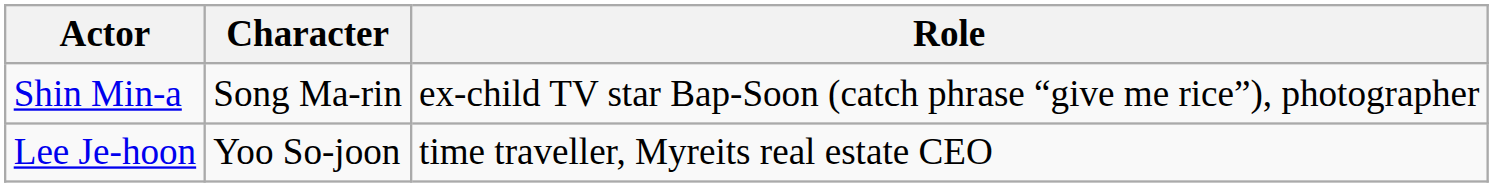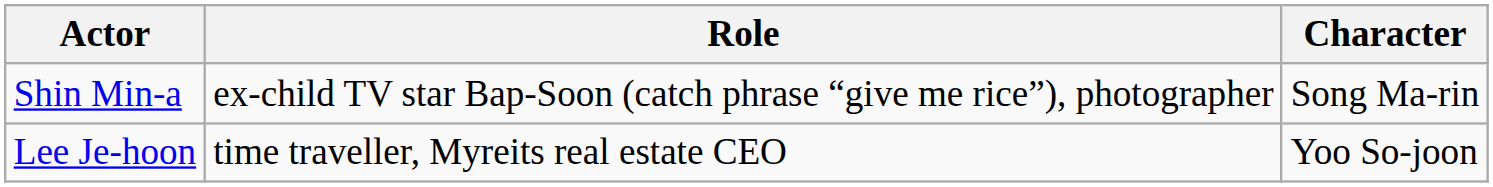columns swapped: (308, 33) <-> (949, 33)
